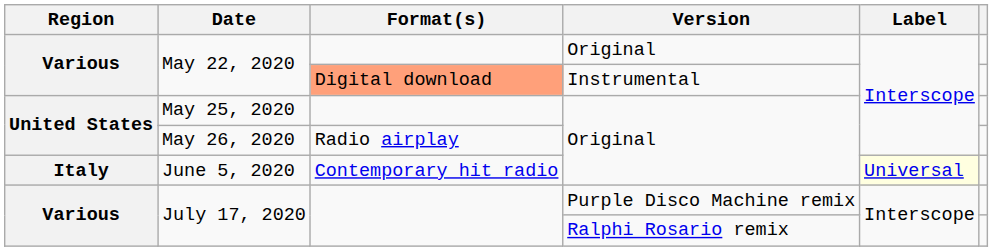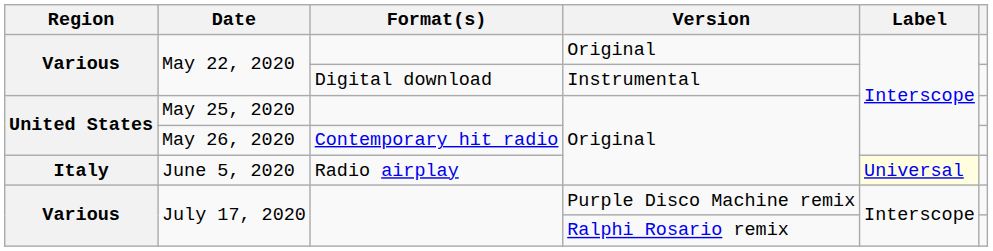(403, 80) lightsalmon background -> (403, 80) no background
(387, 140) Radio airplay -> (437, 140) Contemporary hit radio
(437, 170) Contemporary hit radio -> (387, 170) Radio airplay
